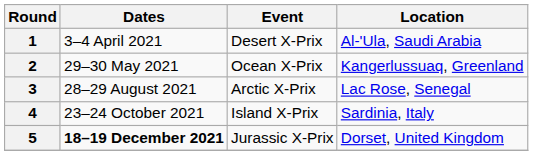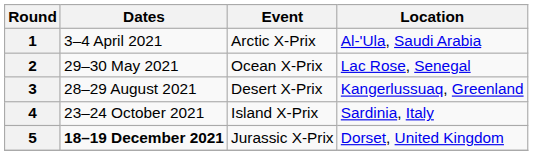(277, 40) Desert X-Prix -> (273, 40) Arctic X-Prix
(432, 65) Kangerlussuaq, Greenland -> (406, 65) Lac Rose, Senegal
(273, 89) Arctic X-Prix -> (277, 89) Desert X-Prix
(406, 89) Lac Rose, Senegal -> (432, 89) Kangerlussuaq, Greenland
